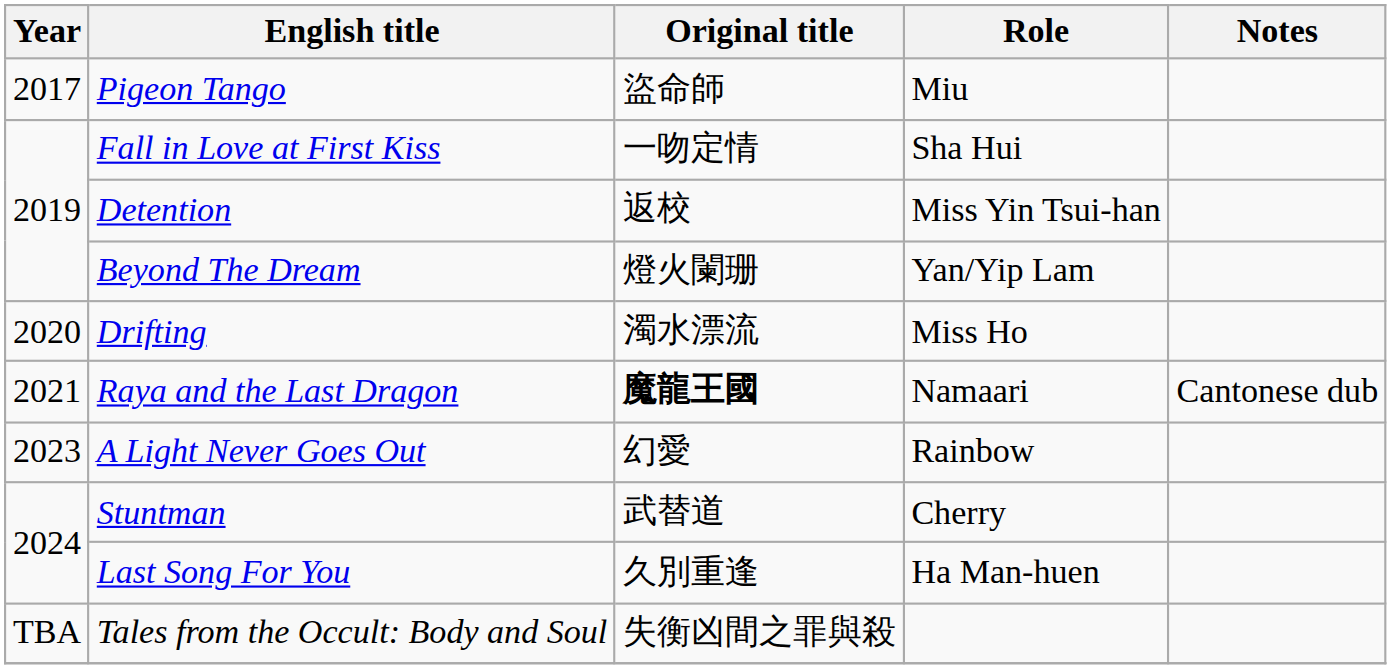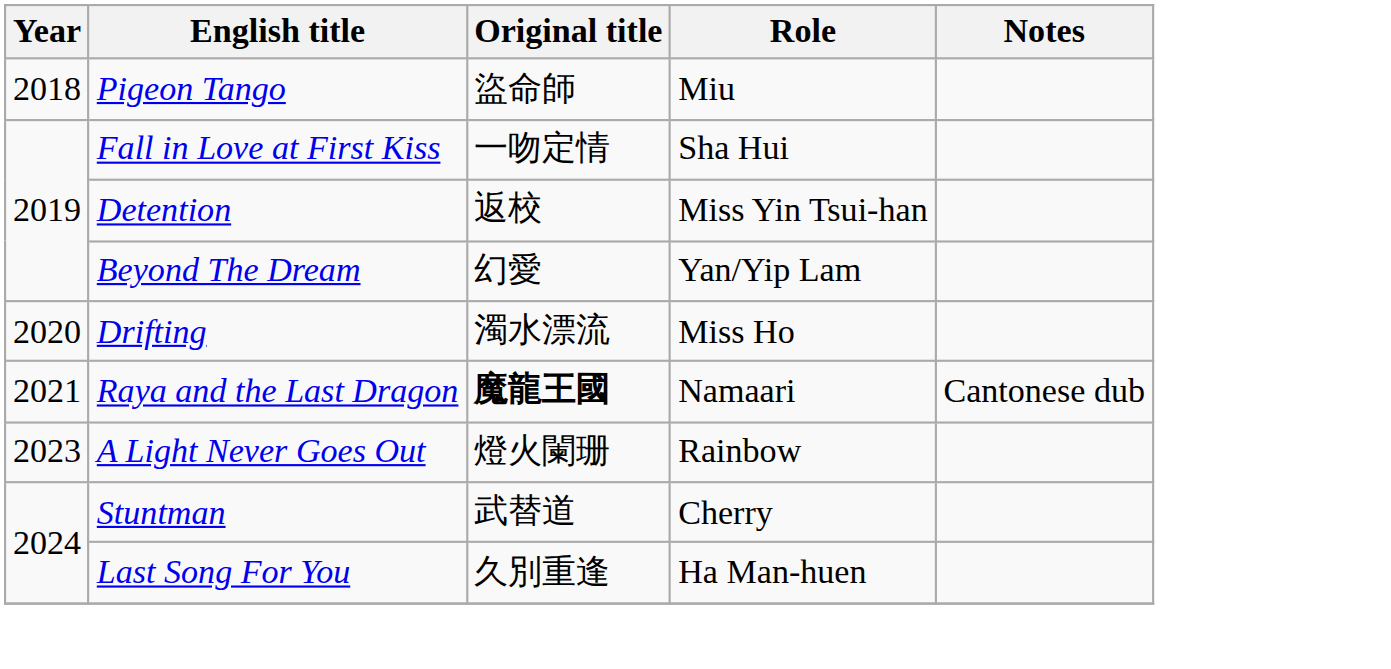(47, 88) 2017 -> (47, 88) 2018
(691, 269) 燈火闌珊 -> (508, 269) 幻愛
(657, 450) 幻愛 -> (542, 450) 燈火闌珊
- row: (352, 632)
